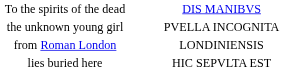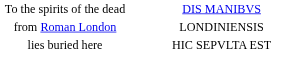- row: (65, 27)
